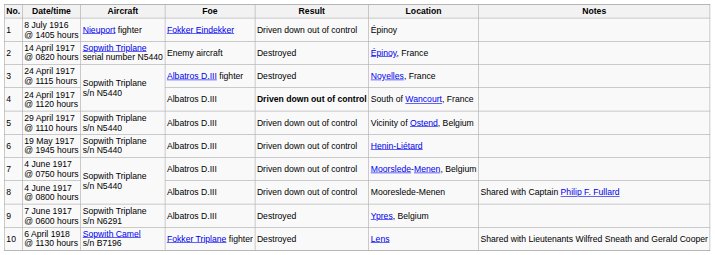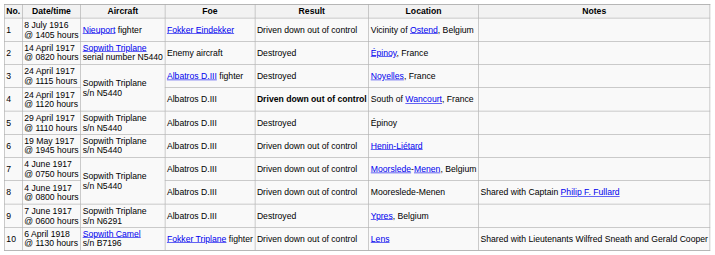(384, 30) Épinoy -> (422, 30) Vicinity of Ostend, Belgium
(307, 123) Driven down out of control -> (277, 123) Destroyed
(422, 123) Vicinity of Ostend, Belgium -> (384, 123) Épinoy
(277, 239) Destroyed -> (307, 239) Driven down out of control
